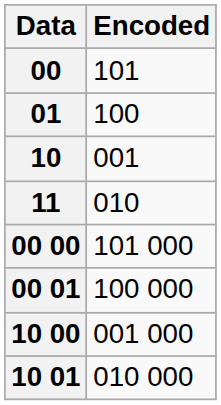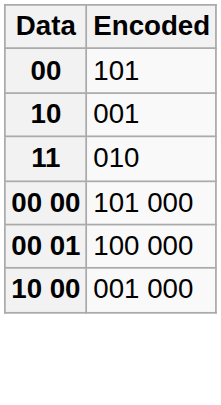- row: (46, 114)
- row: (46, 377)
